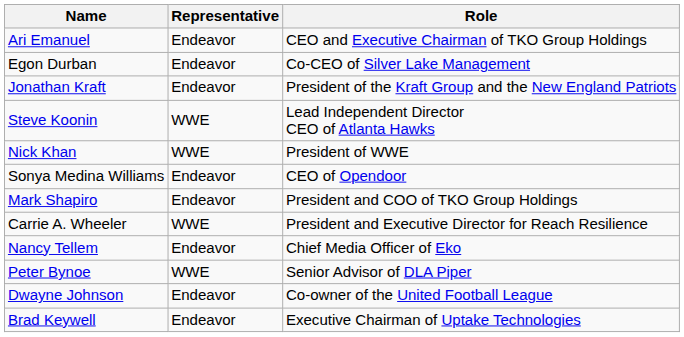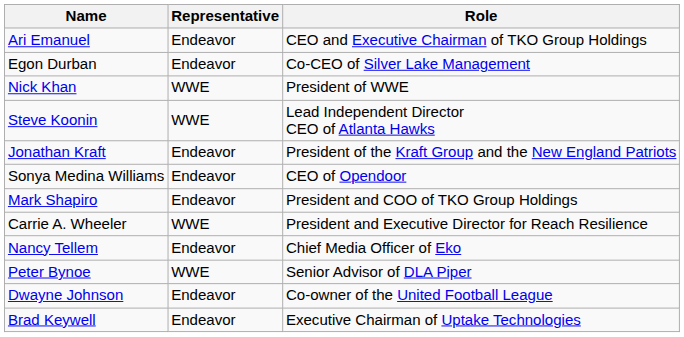rows swapped: (42, 152) <-> (57, 87)
